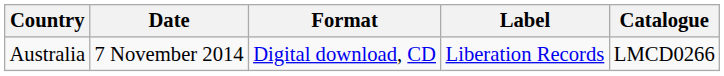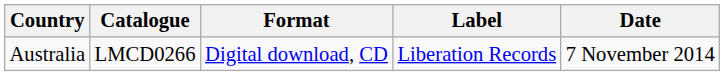columns swapped: (169, 20) <-> (664, 20)
